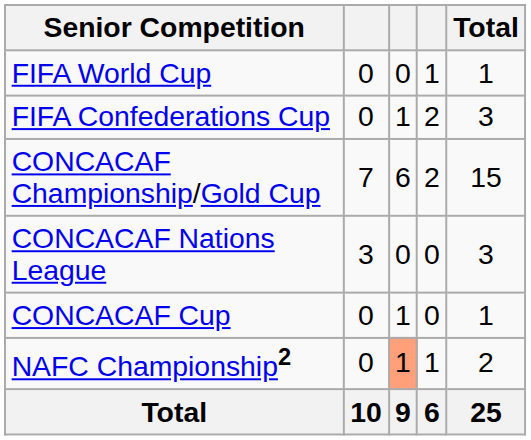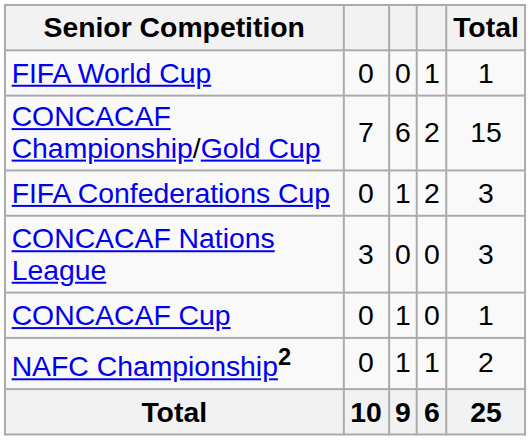rows swapped: (171, 117) <-> (166, 178)
(403, 363) lightsalmon background -> (403, 363) no background
